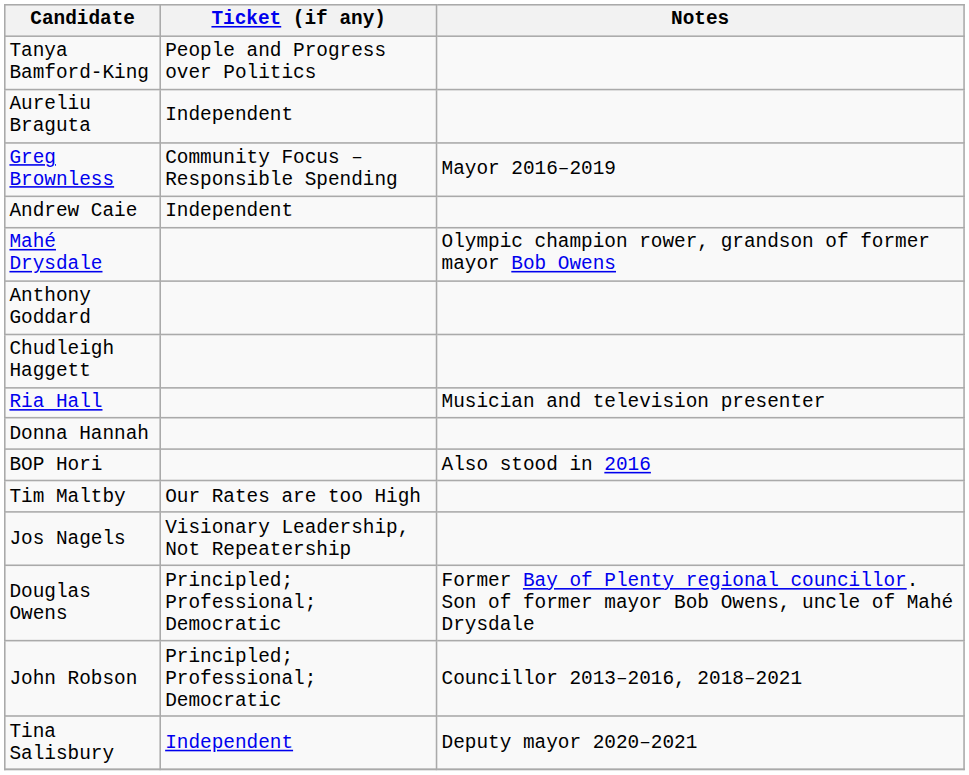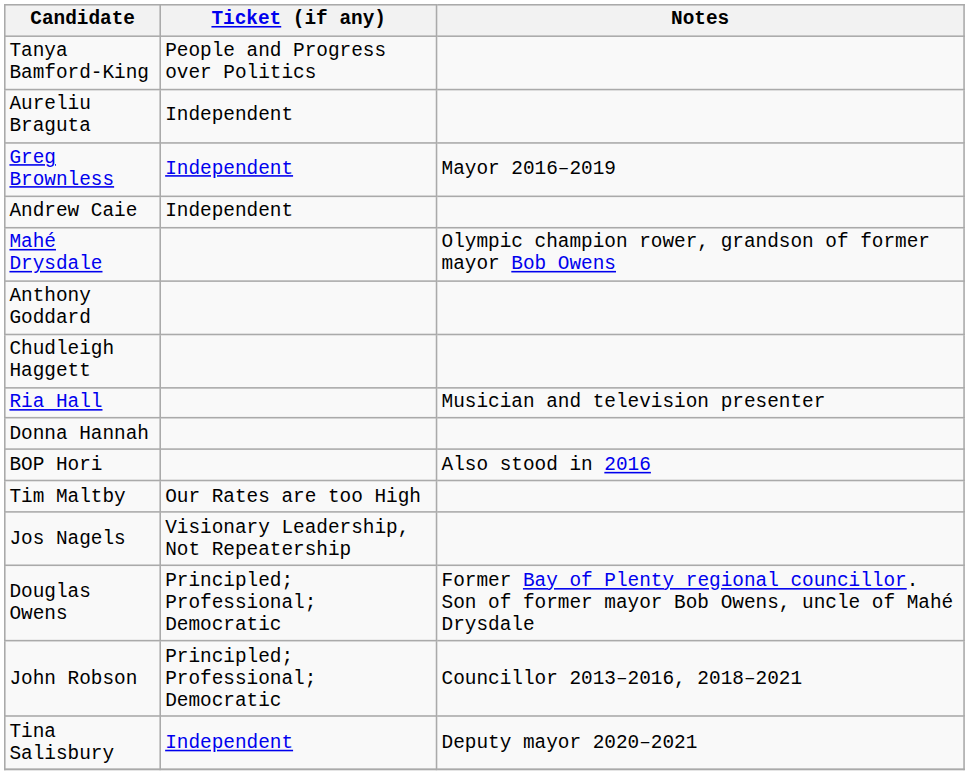(281, 170) Community Focus – Responsible Spending -> (229, 170) Independent
